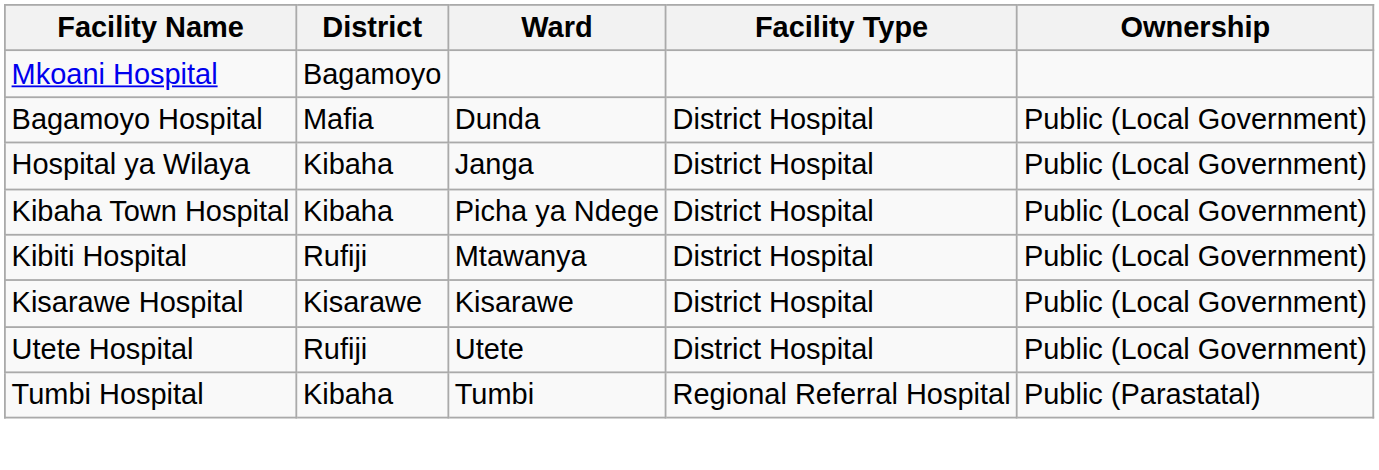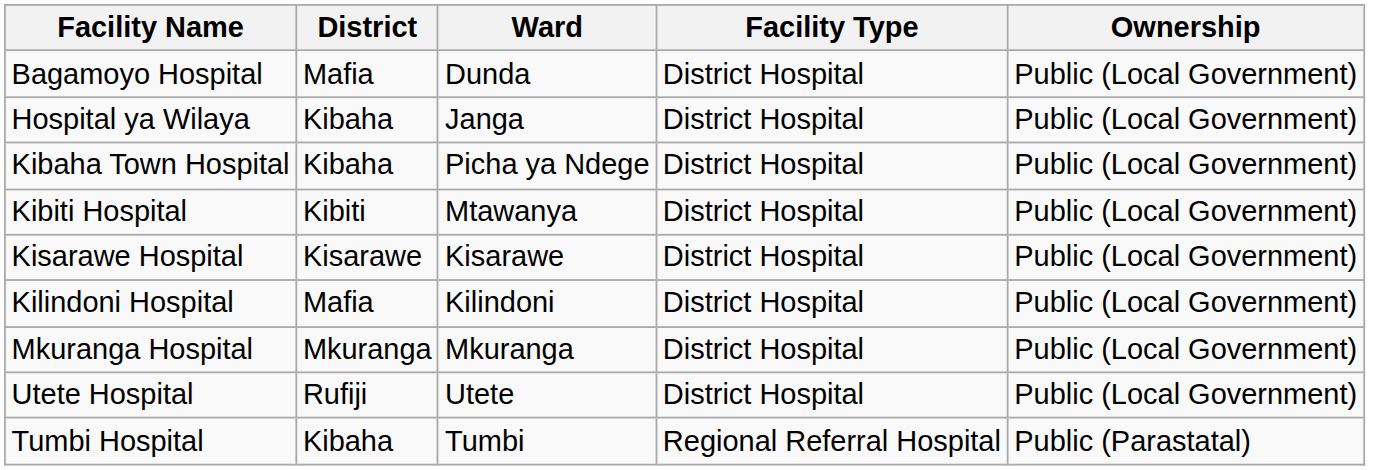- row: (115, 73)
(335, 257) Rufiji -> (334, 211) Kibiti
+ row: (123, 303)
+ row: (132, 348)
